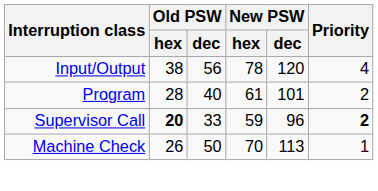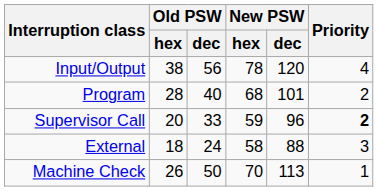(254, 95) 61 -> (254, 95) 68
(174, 120) bold -> (174, 120) normal
+ row: (115, 146)
